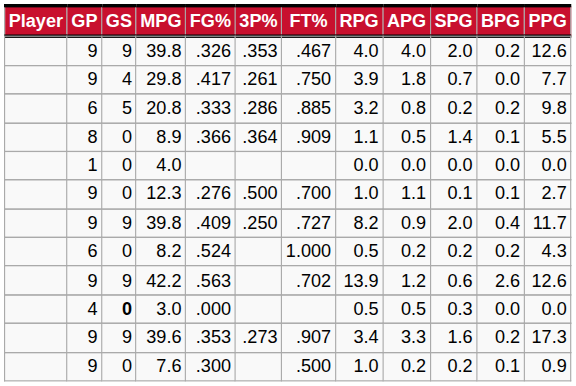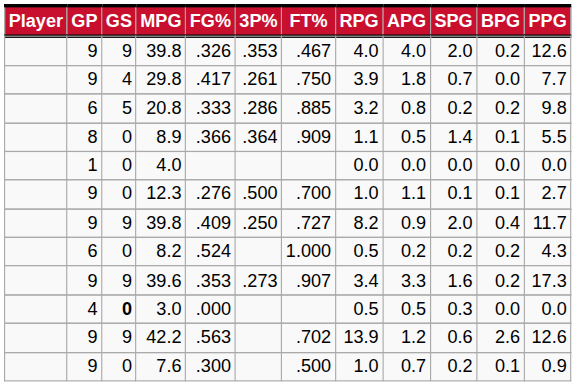rows swapped: (92, 280) <-> (92, 337)
(414, 366) 0.2 -> (414, 366) 0.7
